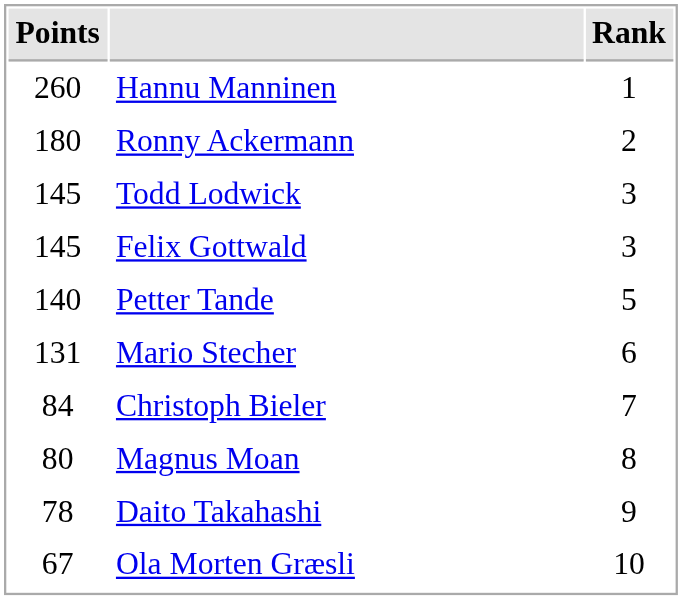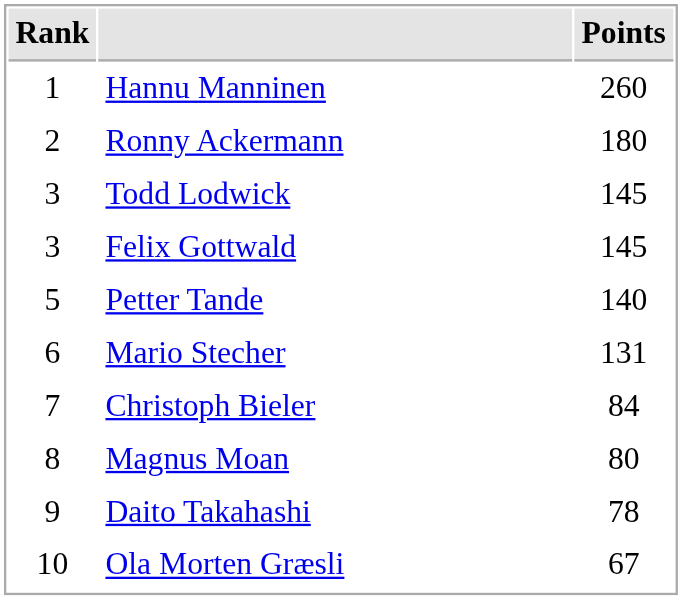columns swapped: (629, 33) <-> (58, 33)
